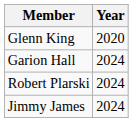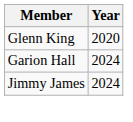- row: (49, 83)
